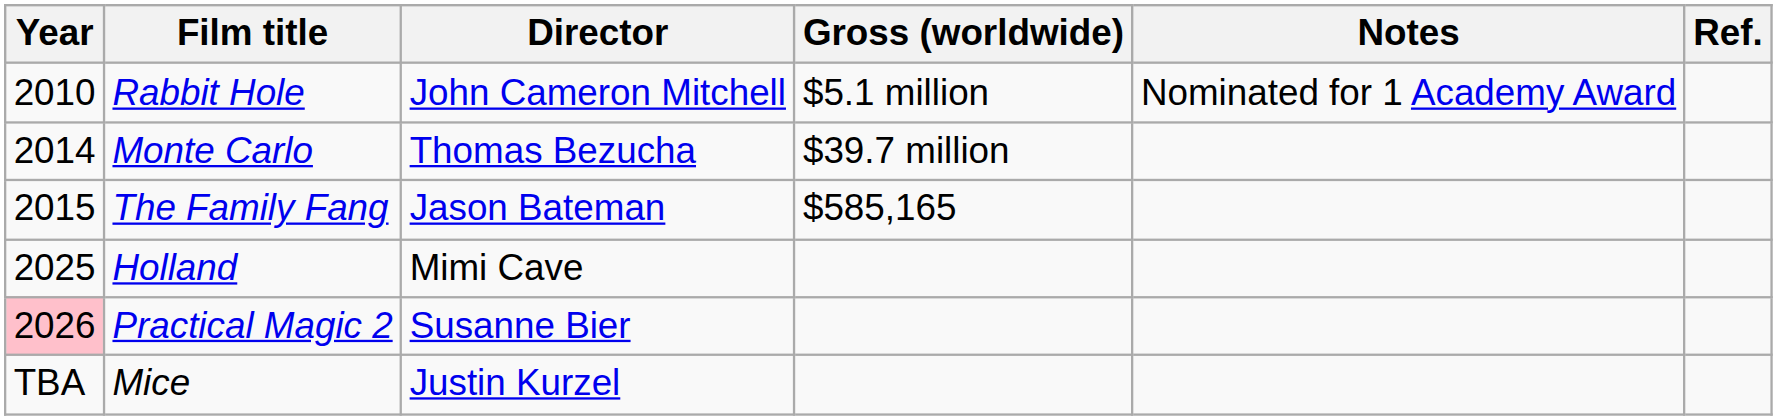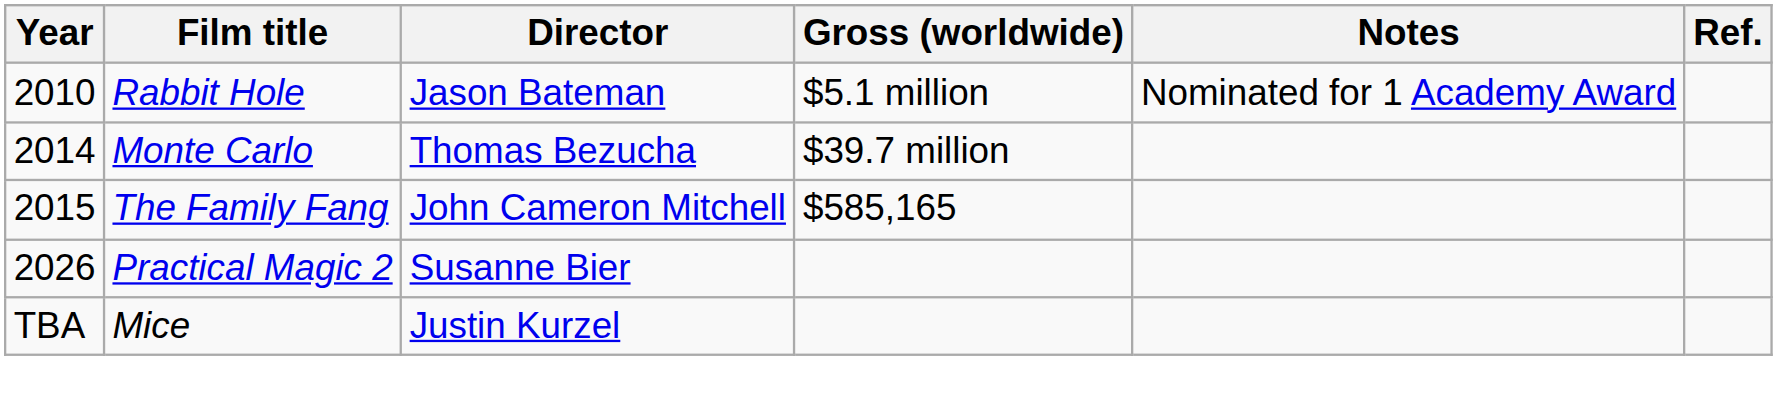(598, 92) John Cameron Mitchell -> (537, 92) Jason Bateman
(537, 208) Jason Bateman -> (598, 208) John Cameron Mitchell
- row: (175, 267)
(55, 325) pink background -> (55, 267) no background
